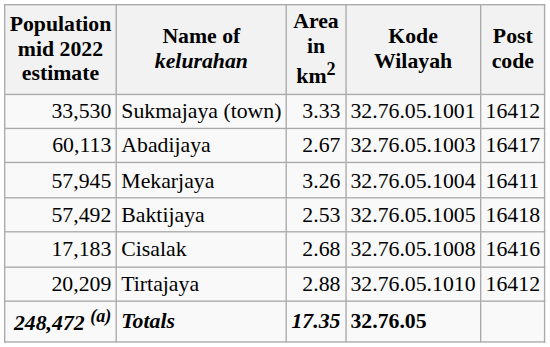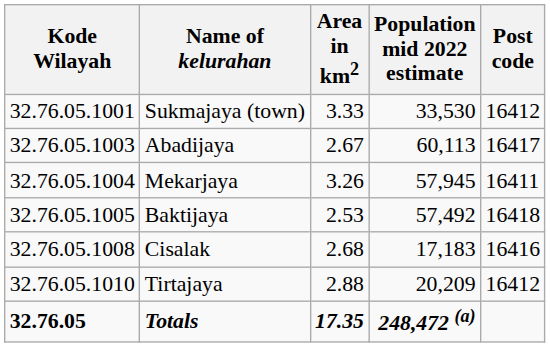columns swapped: (413, 49) <-> (60, 49)
